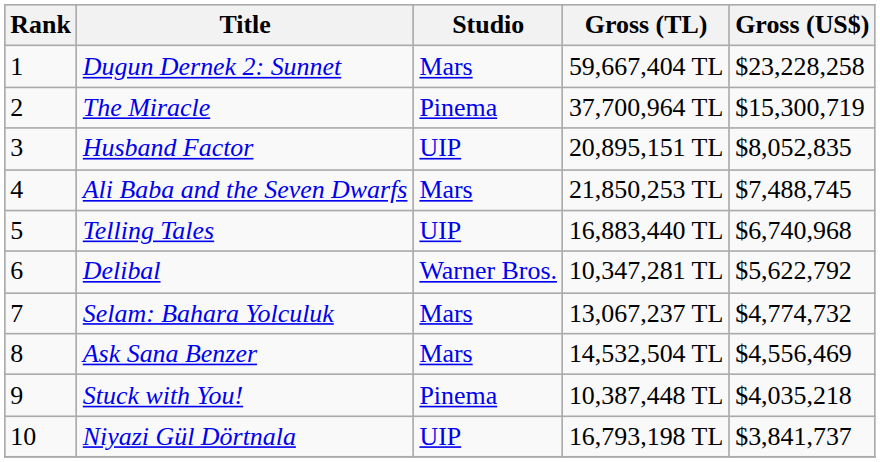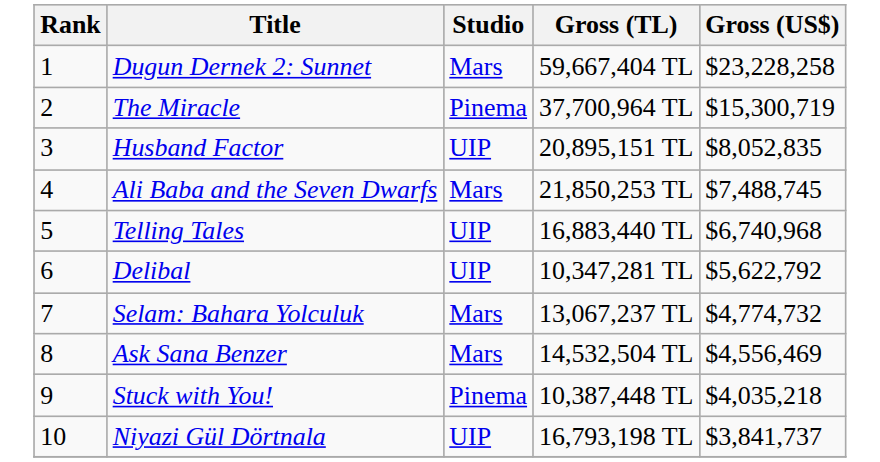(488, 271) Warner Bros. -> (470, 271) UIP
